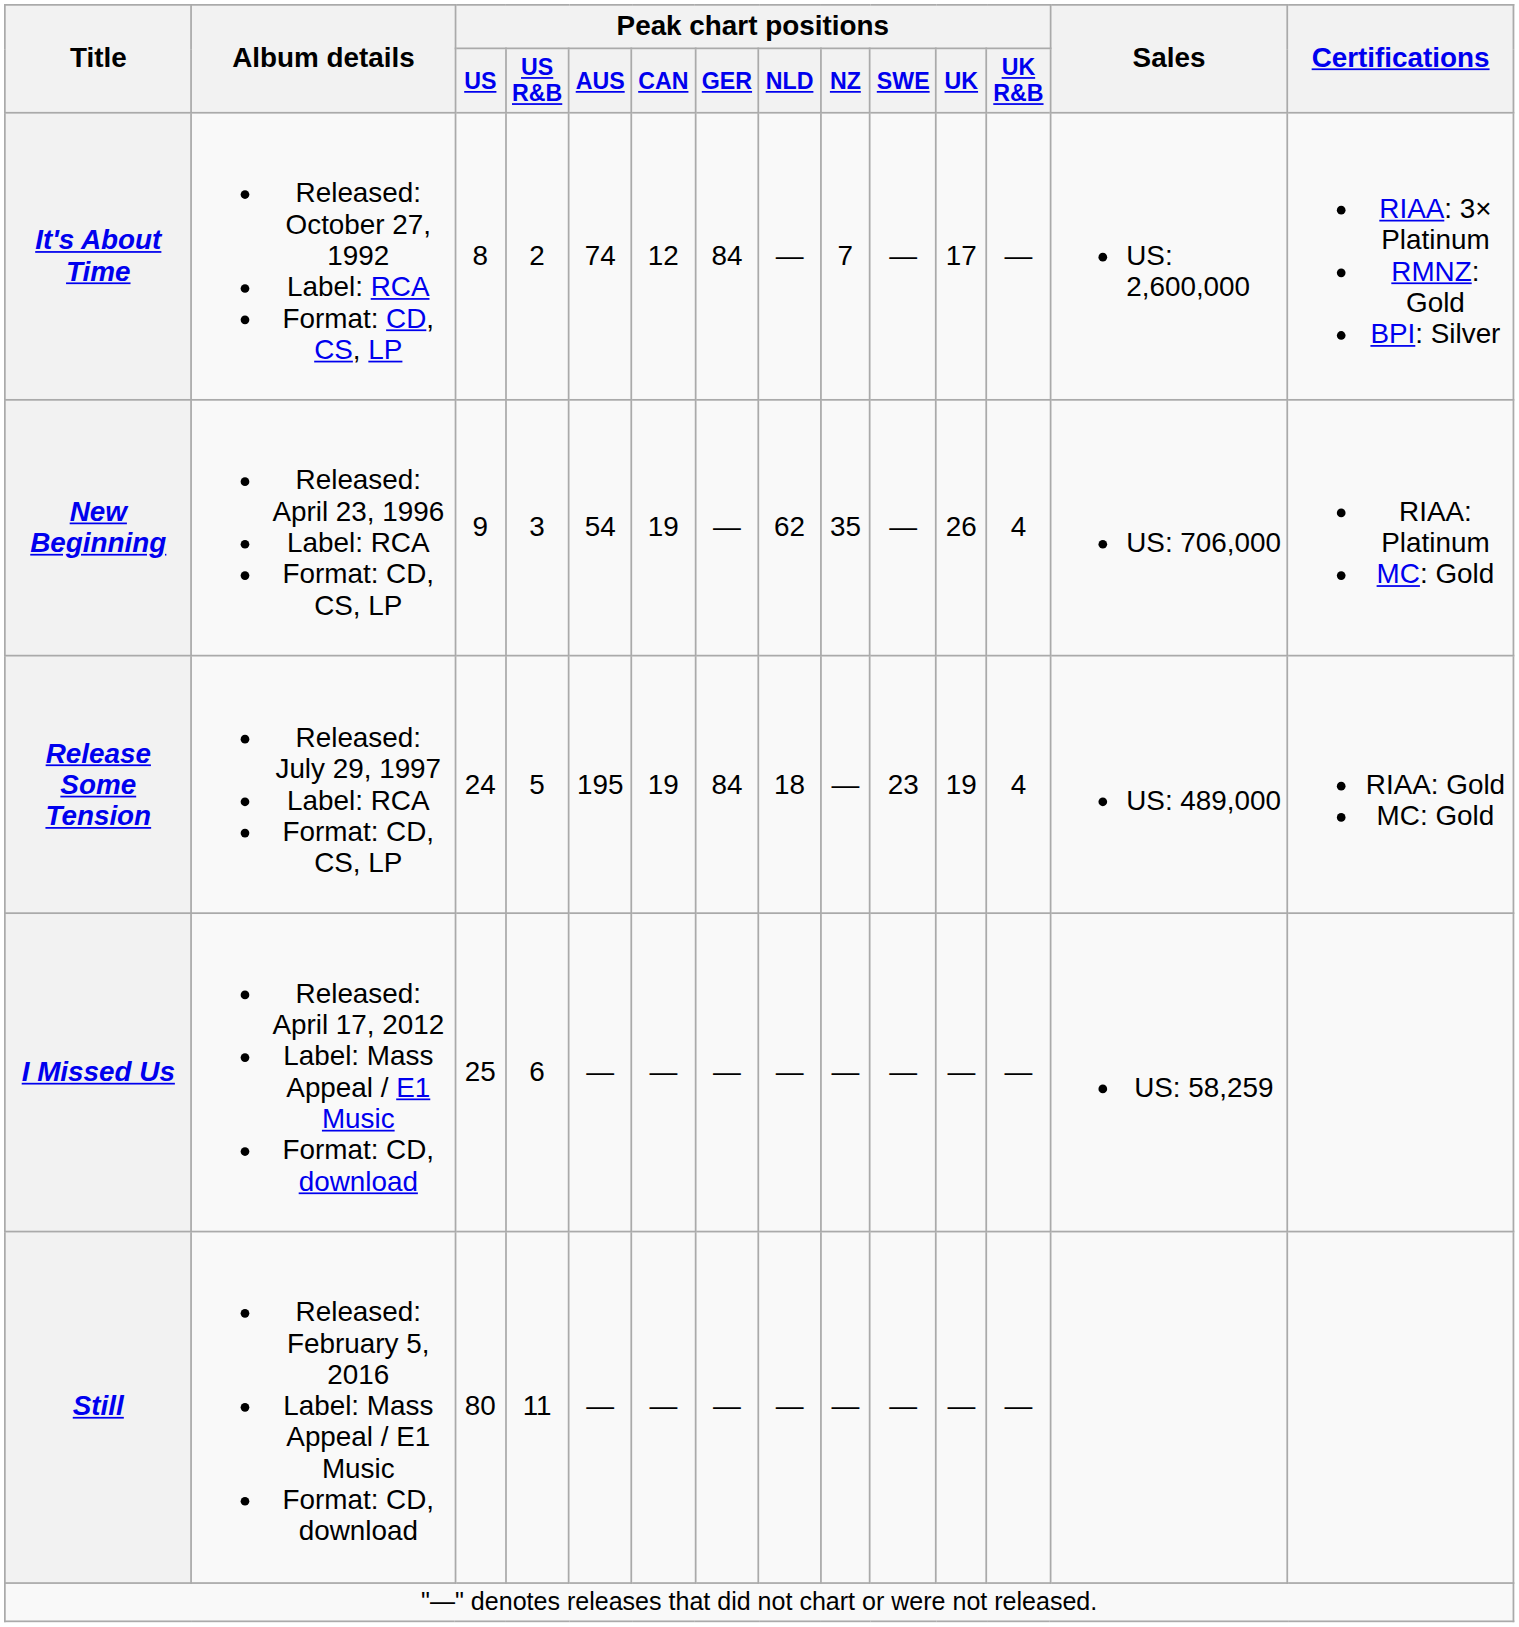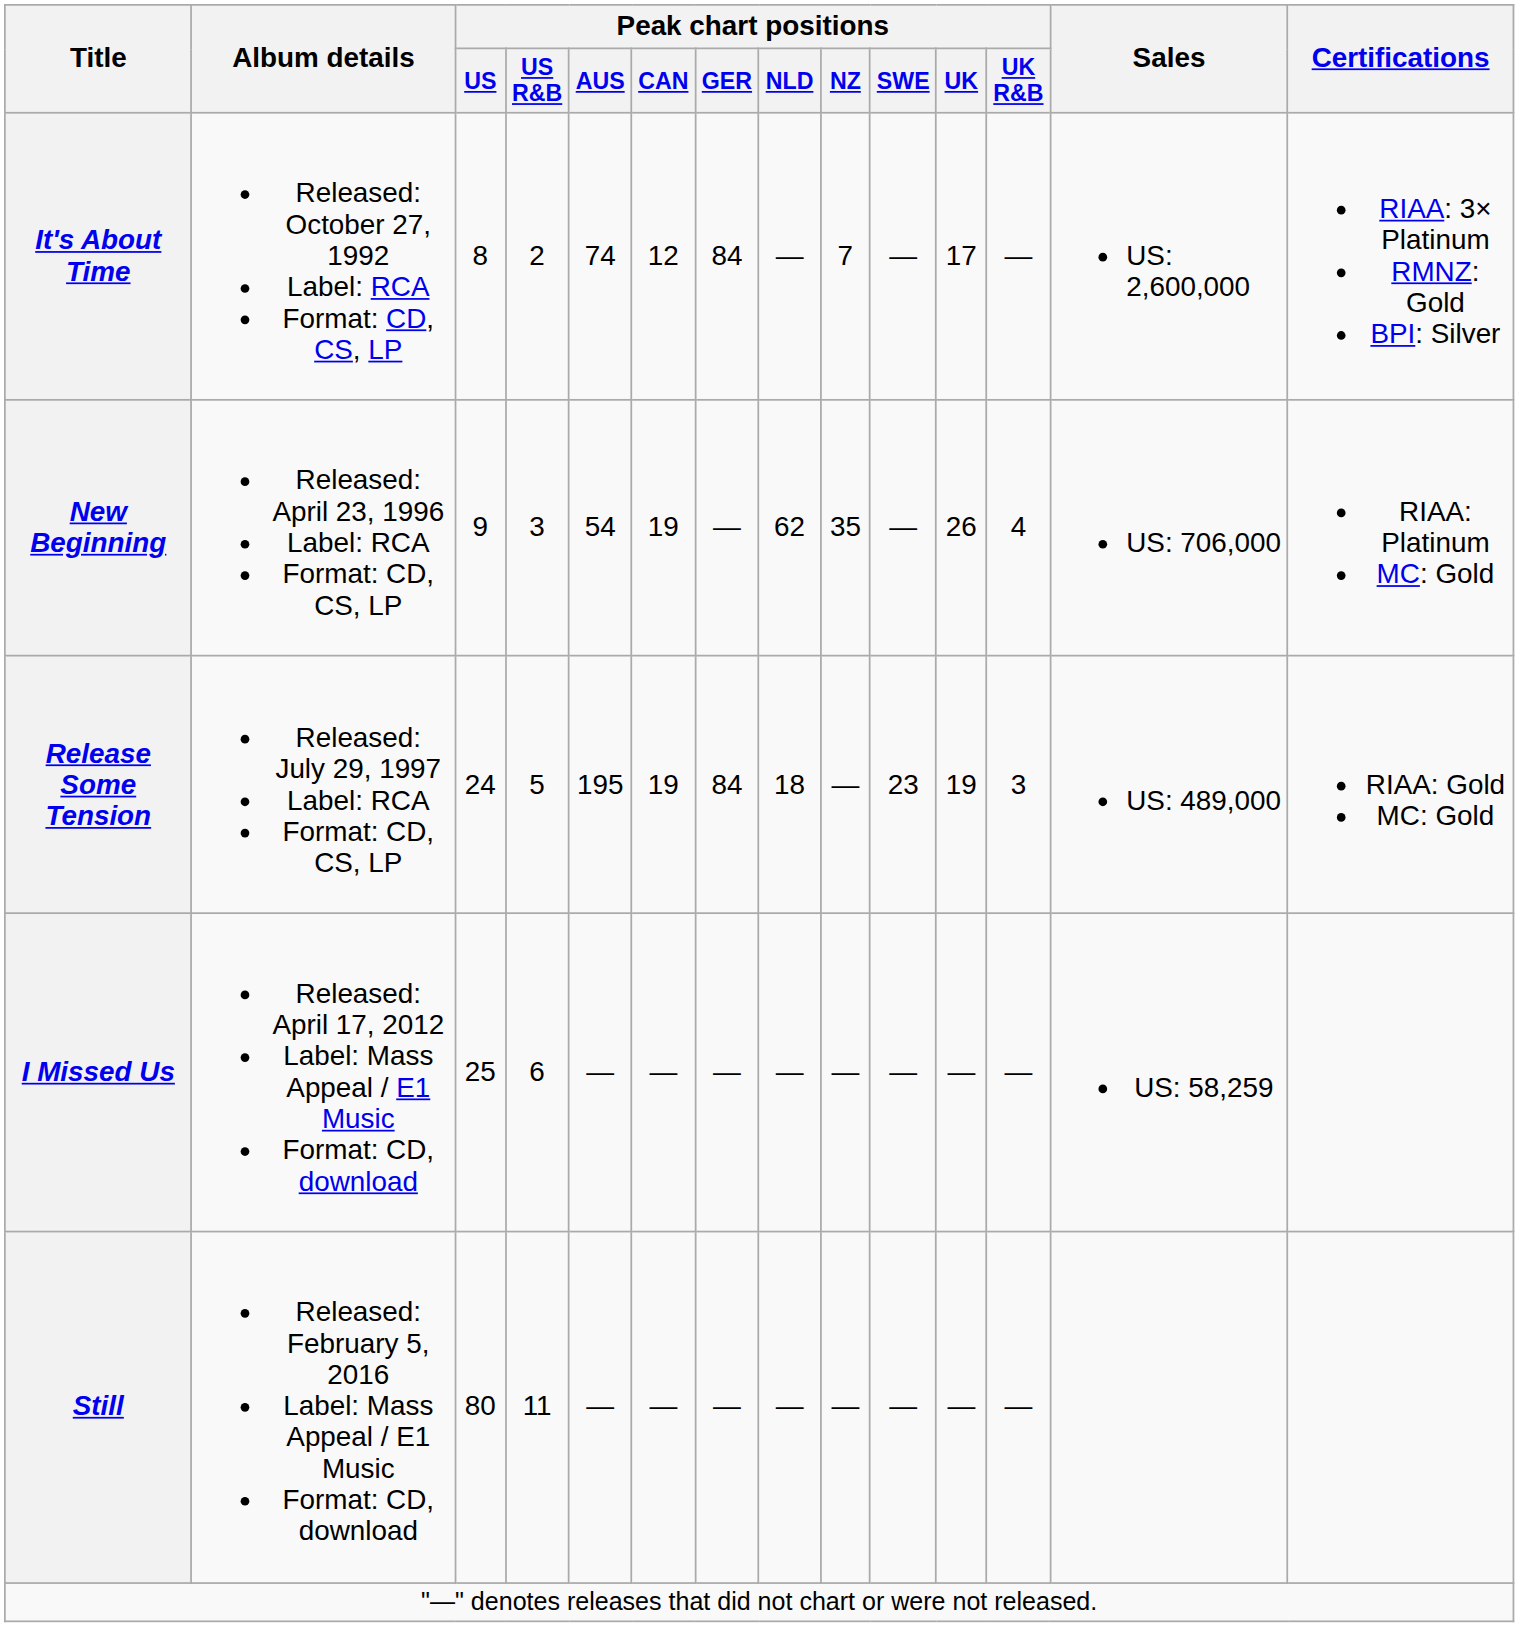(1018, 784) 4 -> (1018, 784) 3
